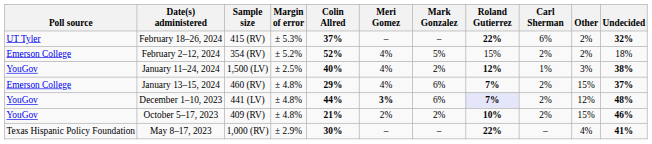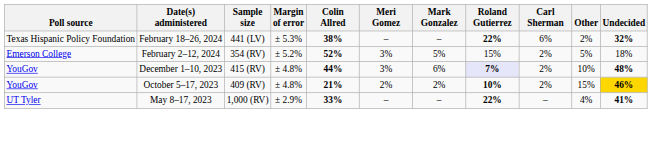(24, 39) UT Tyler -> (71, 39) Texas Hispanic Policy Foundation
(248, 39) 415 (RV) -> (248, 39) 441 (LV)
(333, 39) 37% -> (333, 39) 38%
(386, 54) 4% -> (386, 54) 3%
(586, 54) 2% -> (586, 54) 5%
- row: (181, 69)
- row: (181, 85)
(248, 100) 441 (LV) -> (248, 69) 415 (RV)
(386, 100) bold -> (386, 69) normal
(586, 100) 12% -> (586, 69) 10%
(624, 116) no background -> (624, 85) gold background
(71, 131) Texas Hispanic Policy Foundation -> (24, 100) UT Tyler
(333, 131) 30% -> (333, 100) 33%
